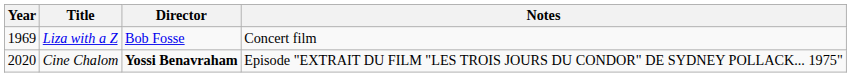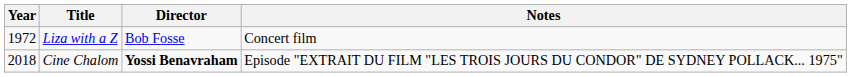(22, 38) 1969 -> (22, 38) 1972
(22, 60) 2020 -> (22, 60) 2018
